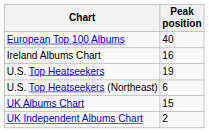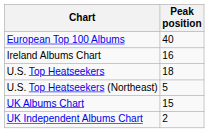(168, 71) 19 -> (168, 71) 18
(165, 87) 6 -> (165, 87) 5
